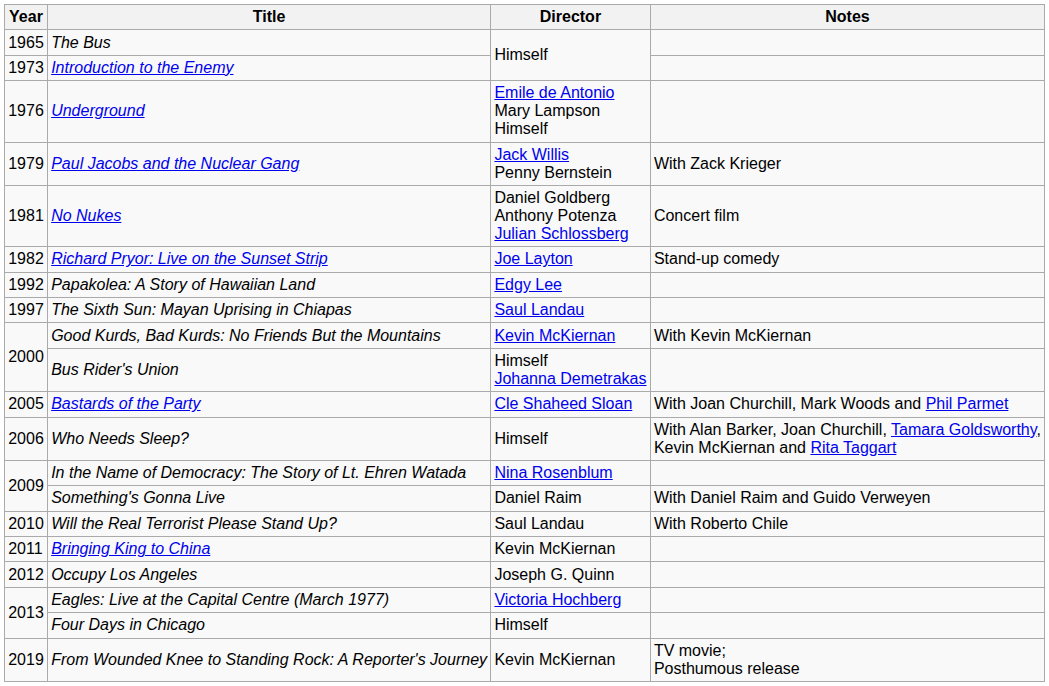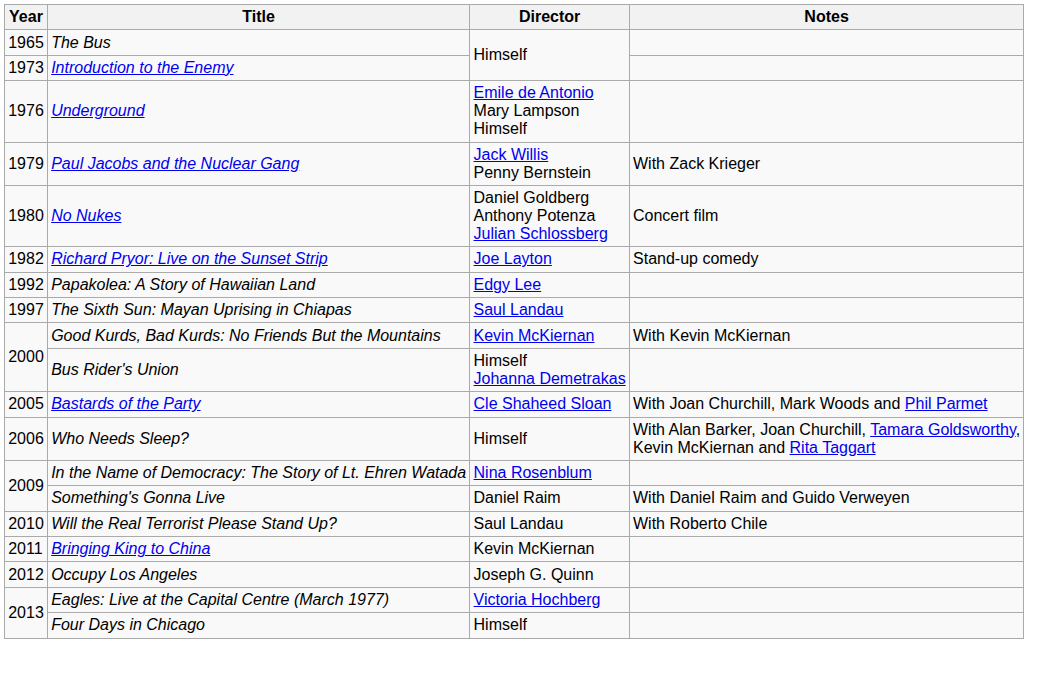(26, 216) 1981 -> (26, 216) 1980
- row: (269, 659)
